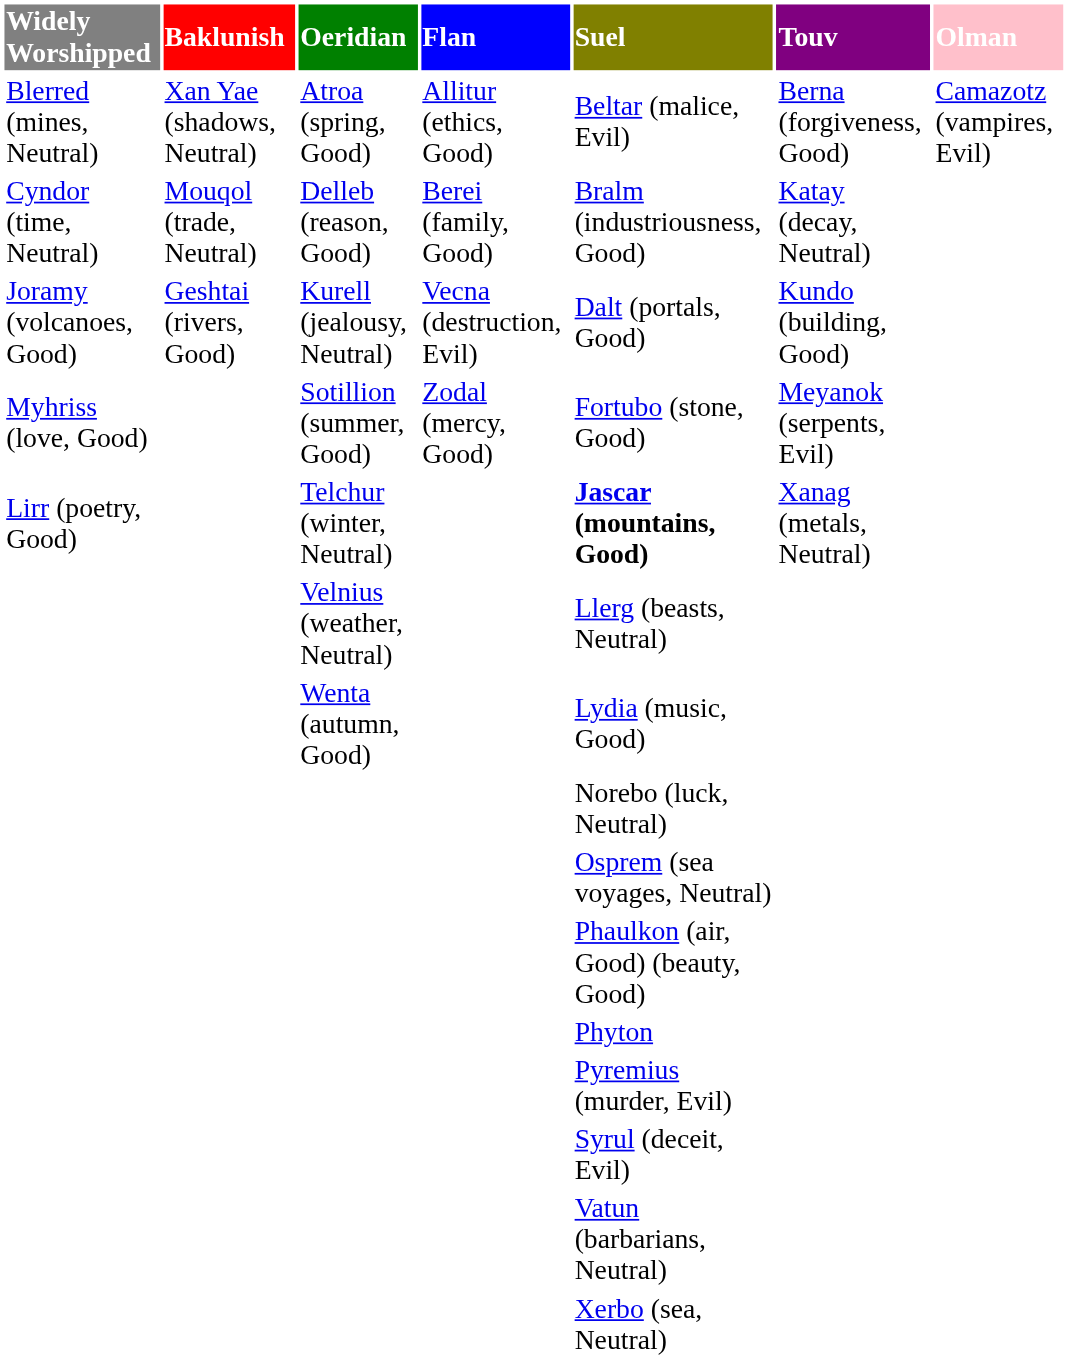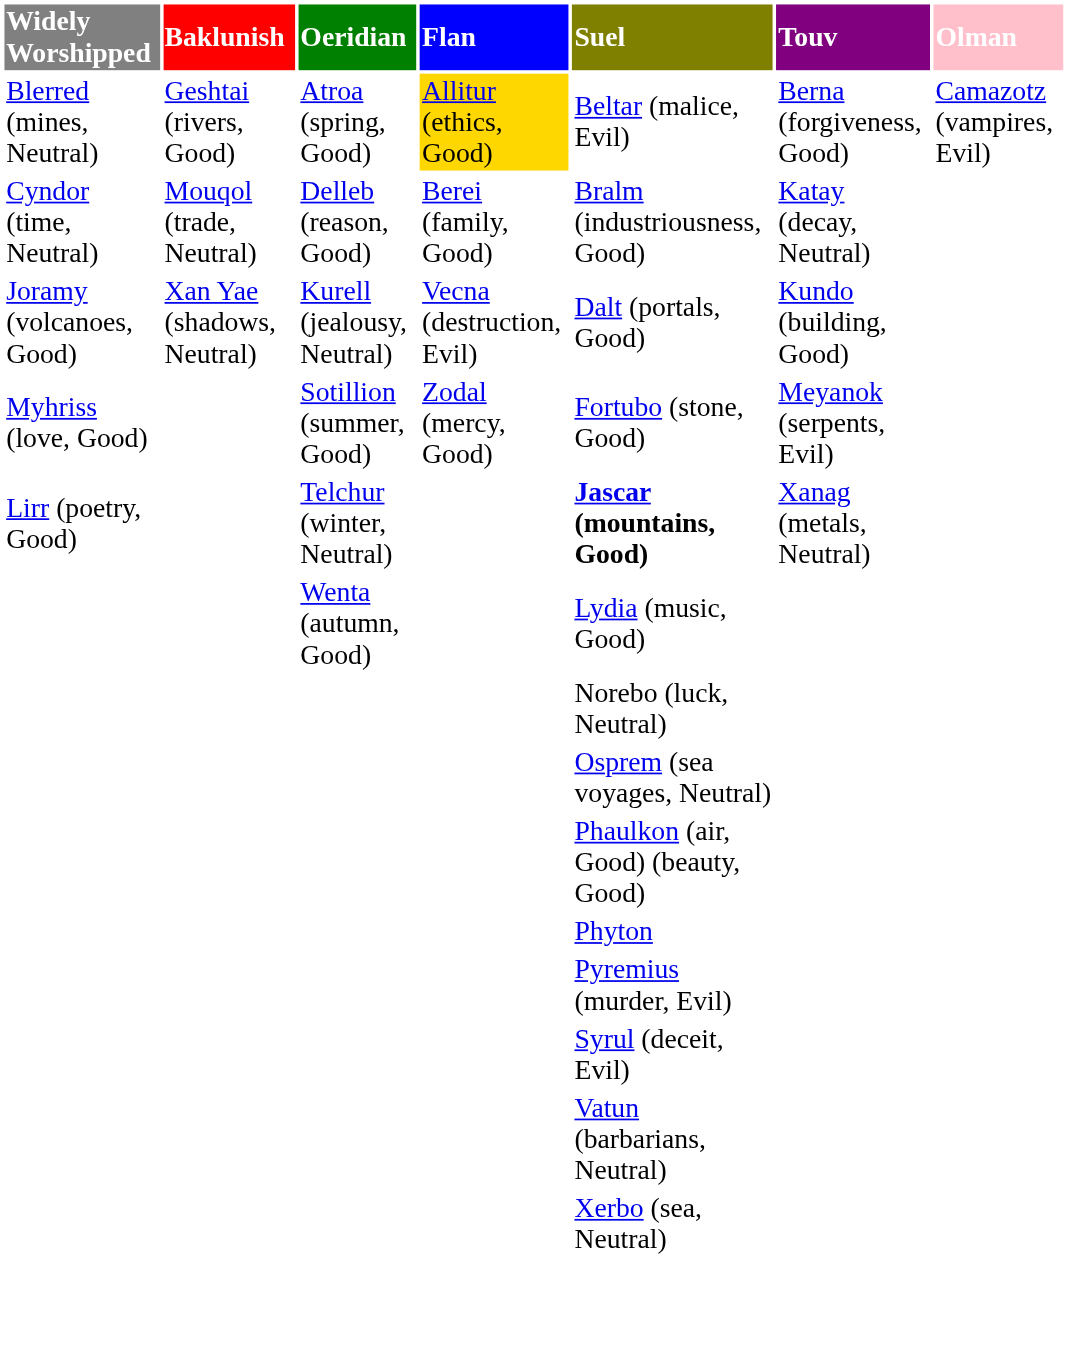(220, 121) Xan Yae (shadows, Neutral) -> (207, 121) Geshtai (rivers, Good)
(463, 121) no background -> (462, 121) gold background
(207, 322) Geshtai (rivers, Good) -> (220, 322) Xan Yae (shadows, Neutral)
- row: (82, 624)
